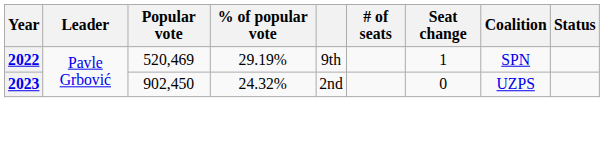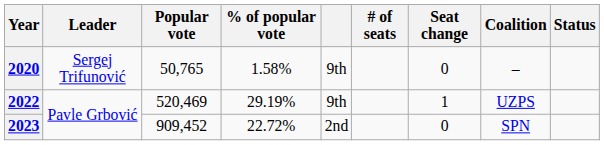+ row: (24, 68)
(516, 59) SPN -> (516, 101) UZPS
(169, 84) 902,450 -> (182, 126) 909,452
(263, 84) 24.32% -> (271, 126) 22.72%
(516, 84) UZPS -> (516, 126) SPN
